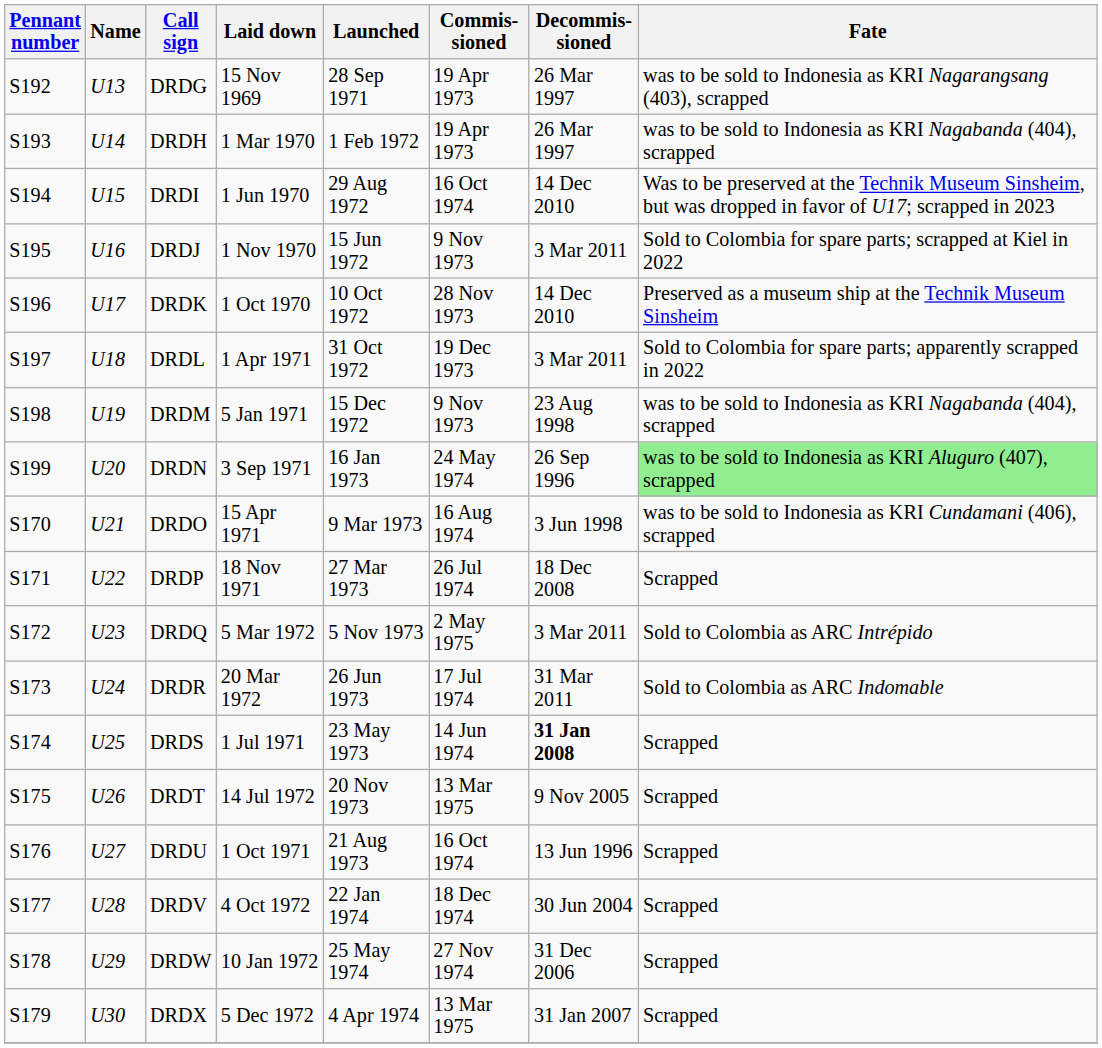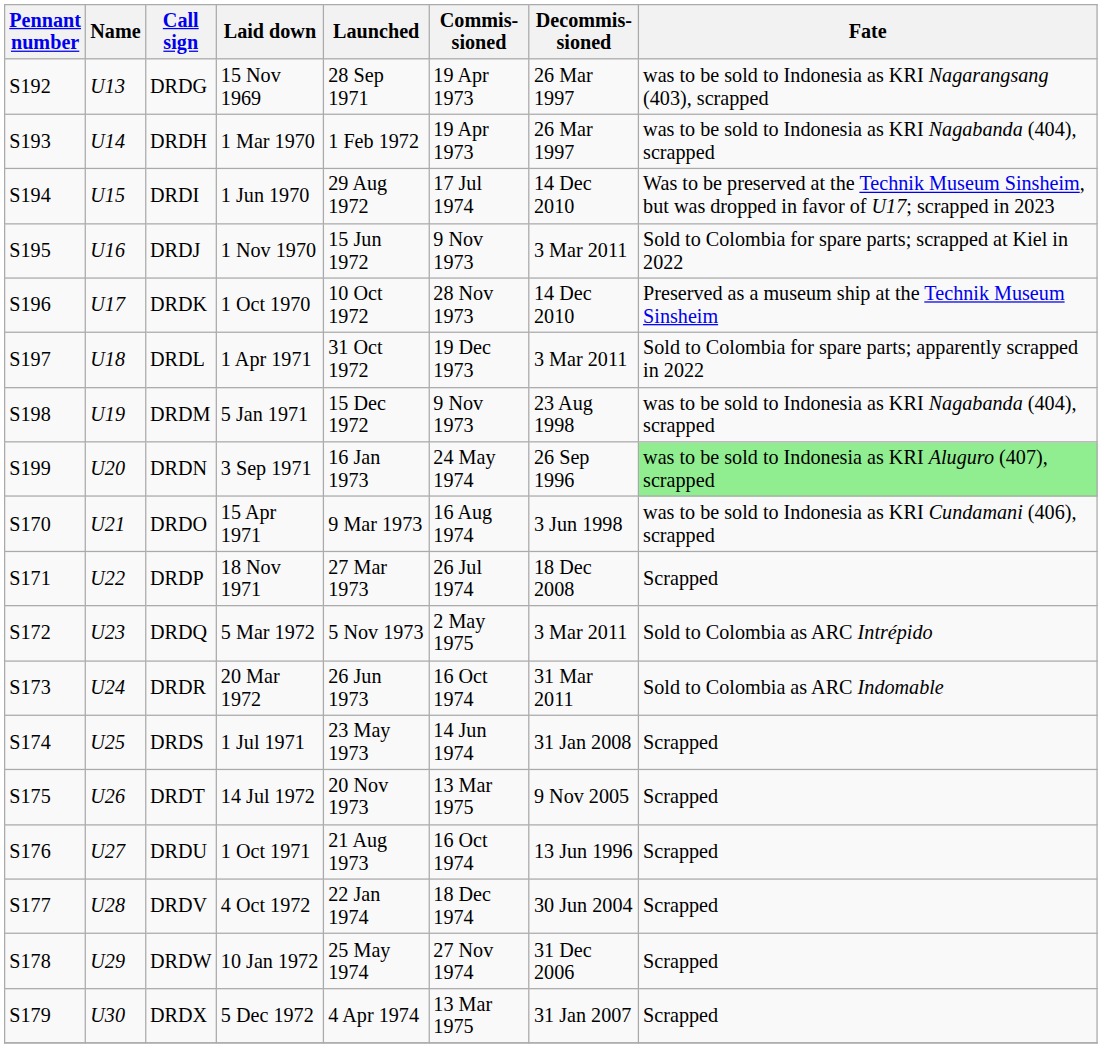(460, 195) 16 Oct 1974 -> (458, 195) 17 Jul 1974
(458, 687) 17 Jul 1974 -> (460, 687) 16 Oct 1974
(562, 742) bold -> (583, 742) normal
